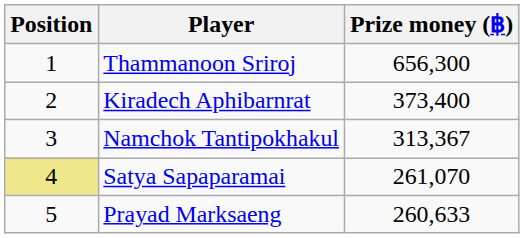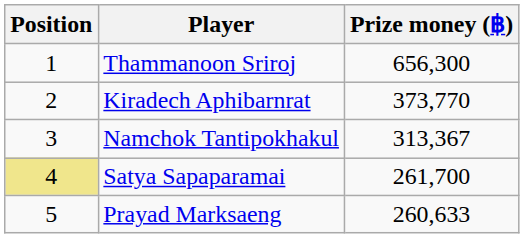(432, 100) 373,400 -> (432, 100) 373,770
(432, 176) 261,070 -> (432, 176) 261,700
